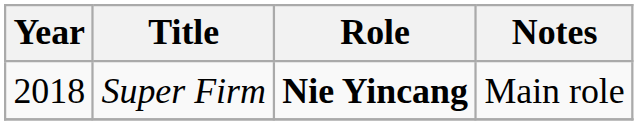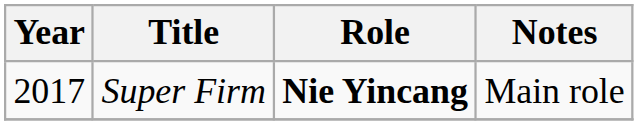(49, 89) 2018 -> (49, 89) 2017
